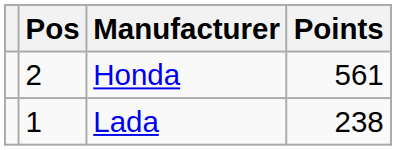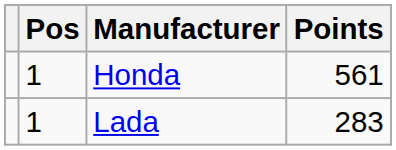(34, 75) 2 -> (34, 75) 1
(359, 122) 238 -> (359, 122) 283
